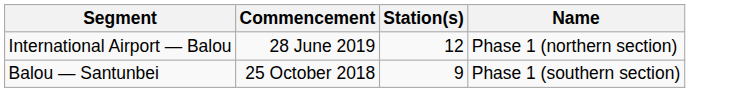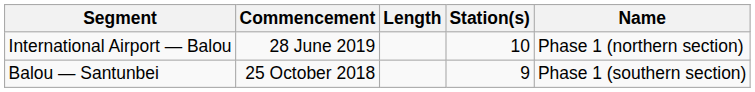+ column: (412, 18)
(454, 45) 12 -> (520, 45) 10
